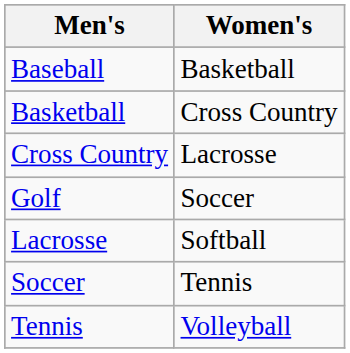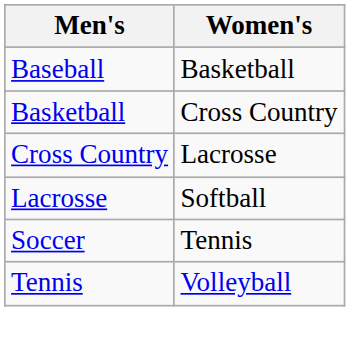- row: (36, 197)
